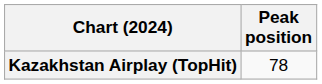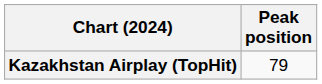(279, 65) 78 -> (279, 65) 79
